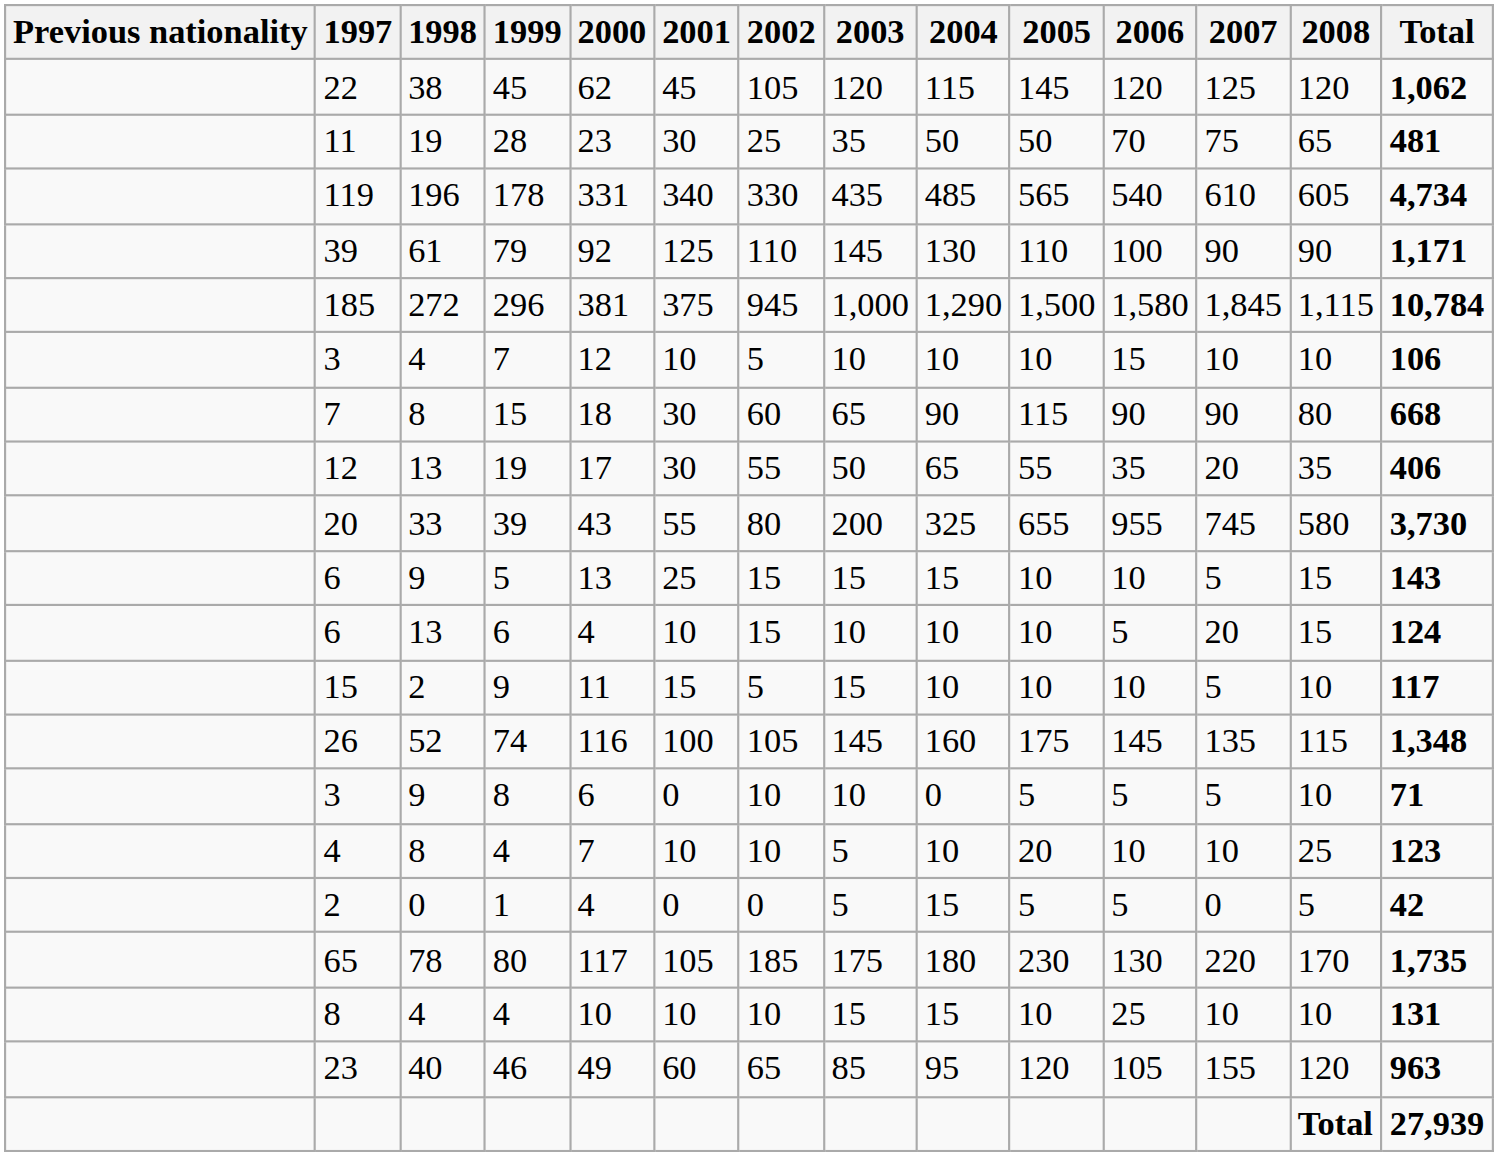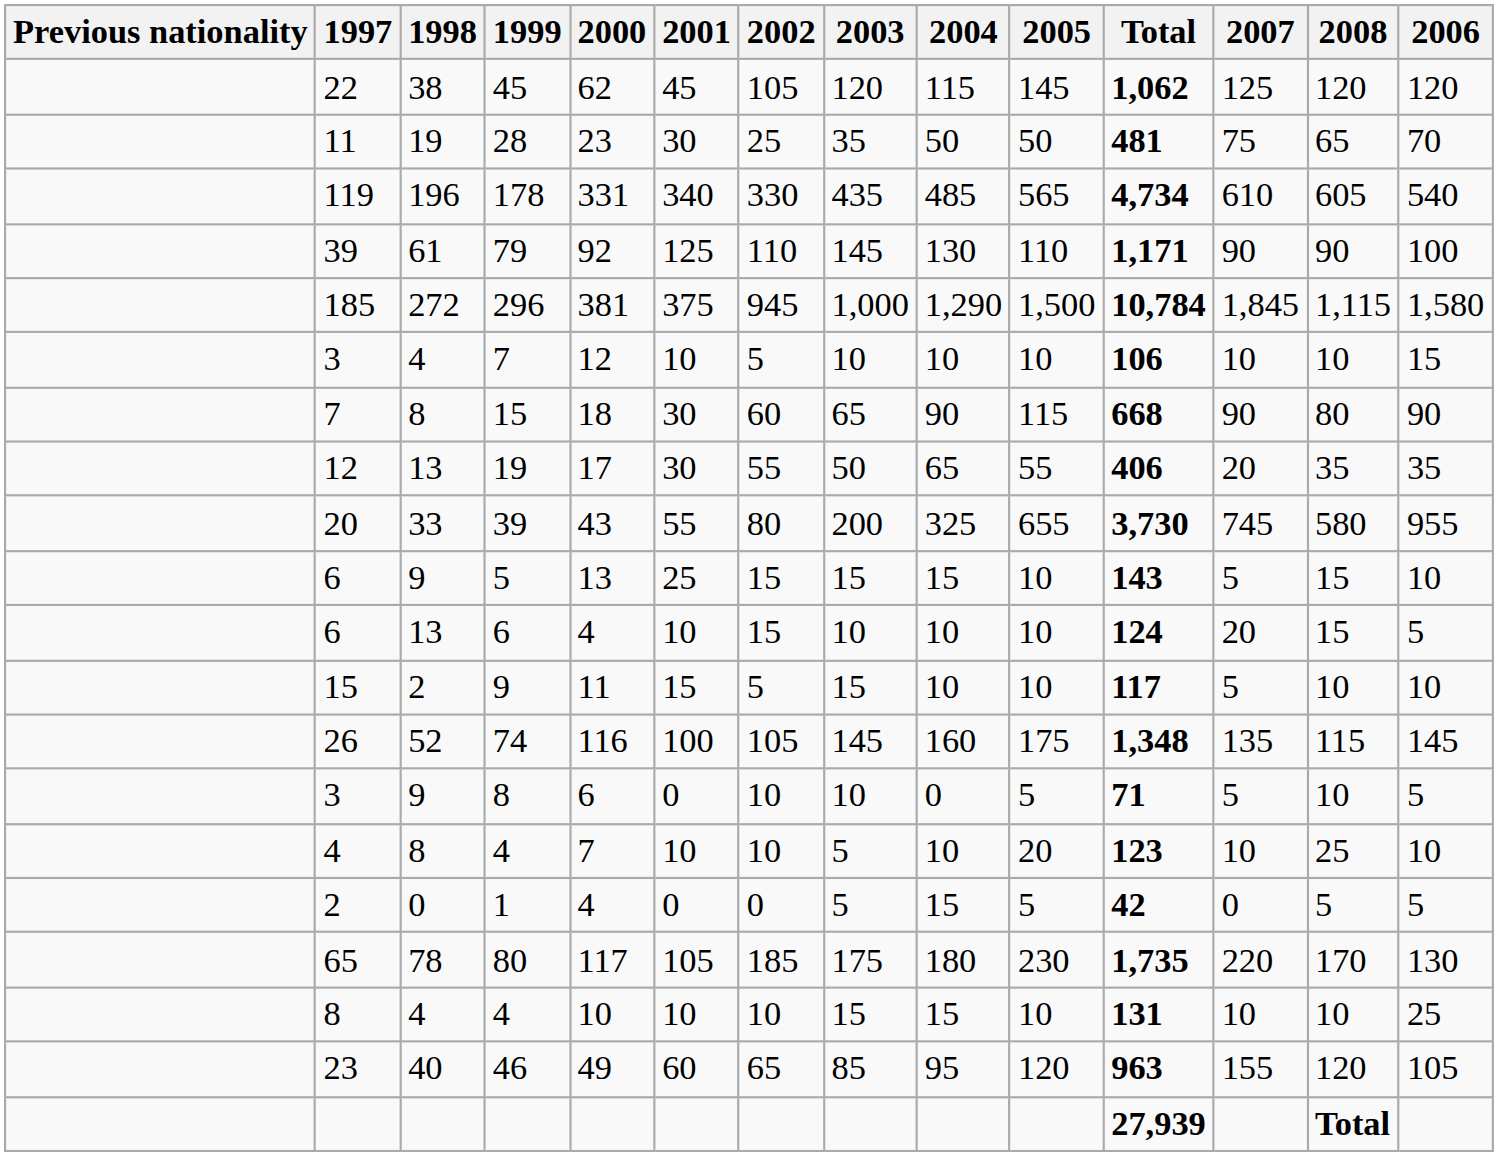columns swapped: (1150, 31) <-> (1437, 31)
